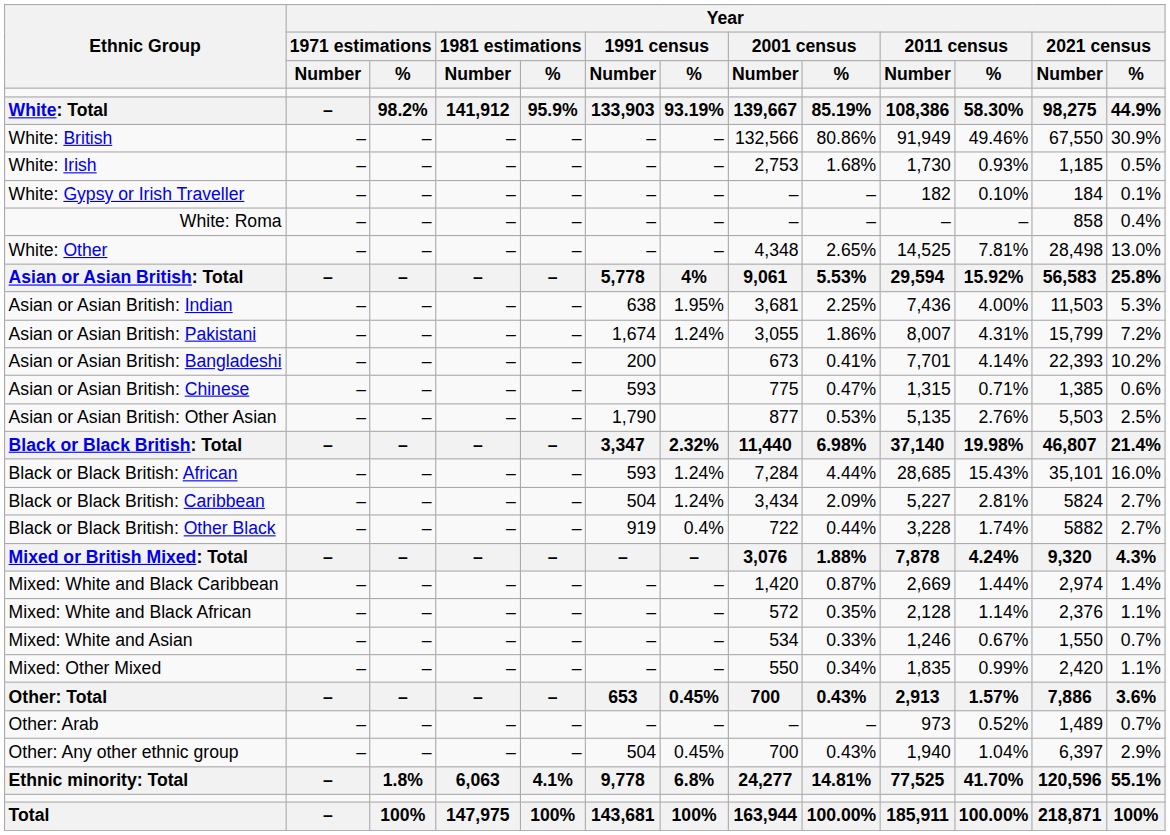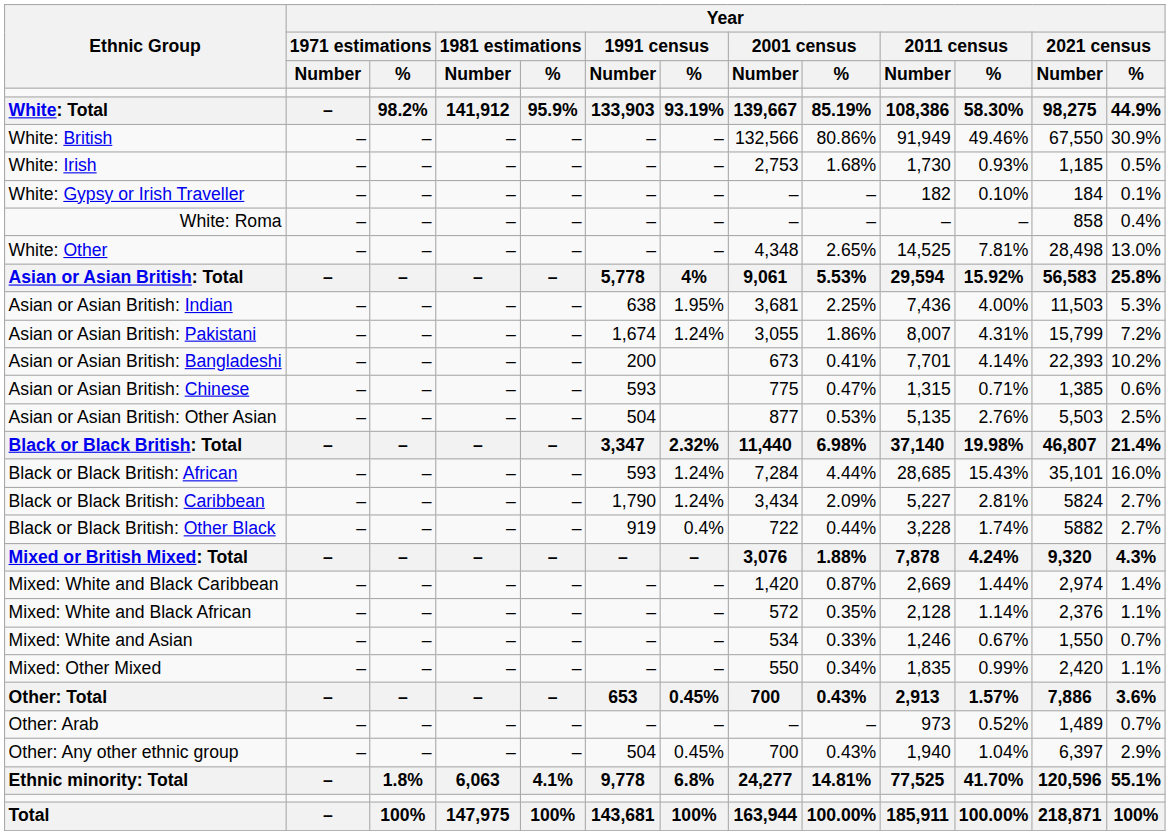(634, 417) 1,790 -> (641, 417) 504
(641, 501) 504 -> (634, 501) 1,790
